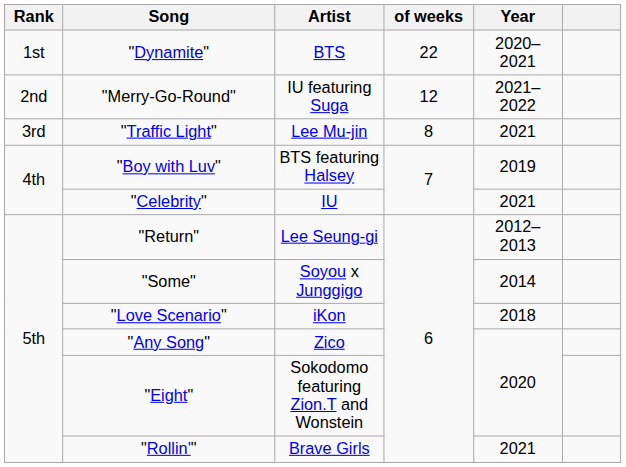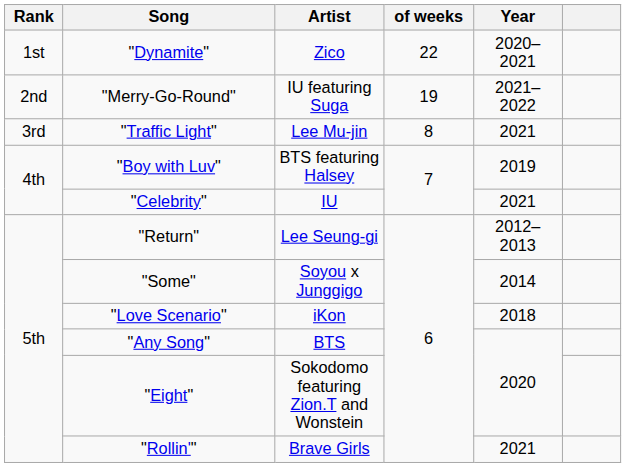(329, 52) BTS -> (329, 52) Zico
(429, 96) 12 -> (429, 96) 19
(329, 342) Zico -> (329, 342) BTS
